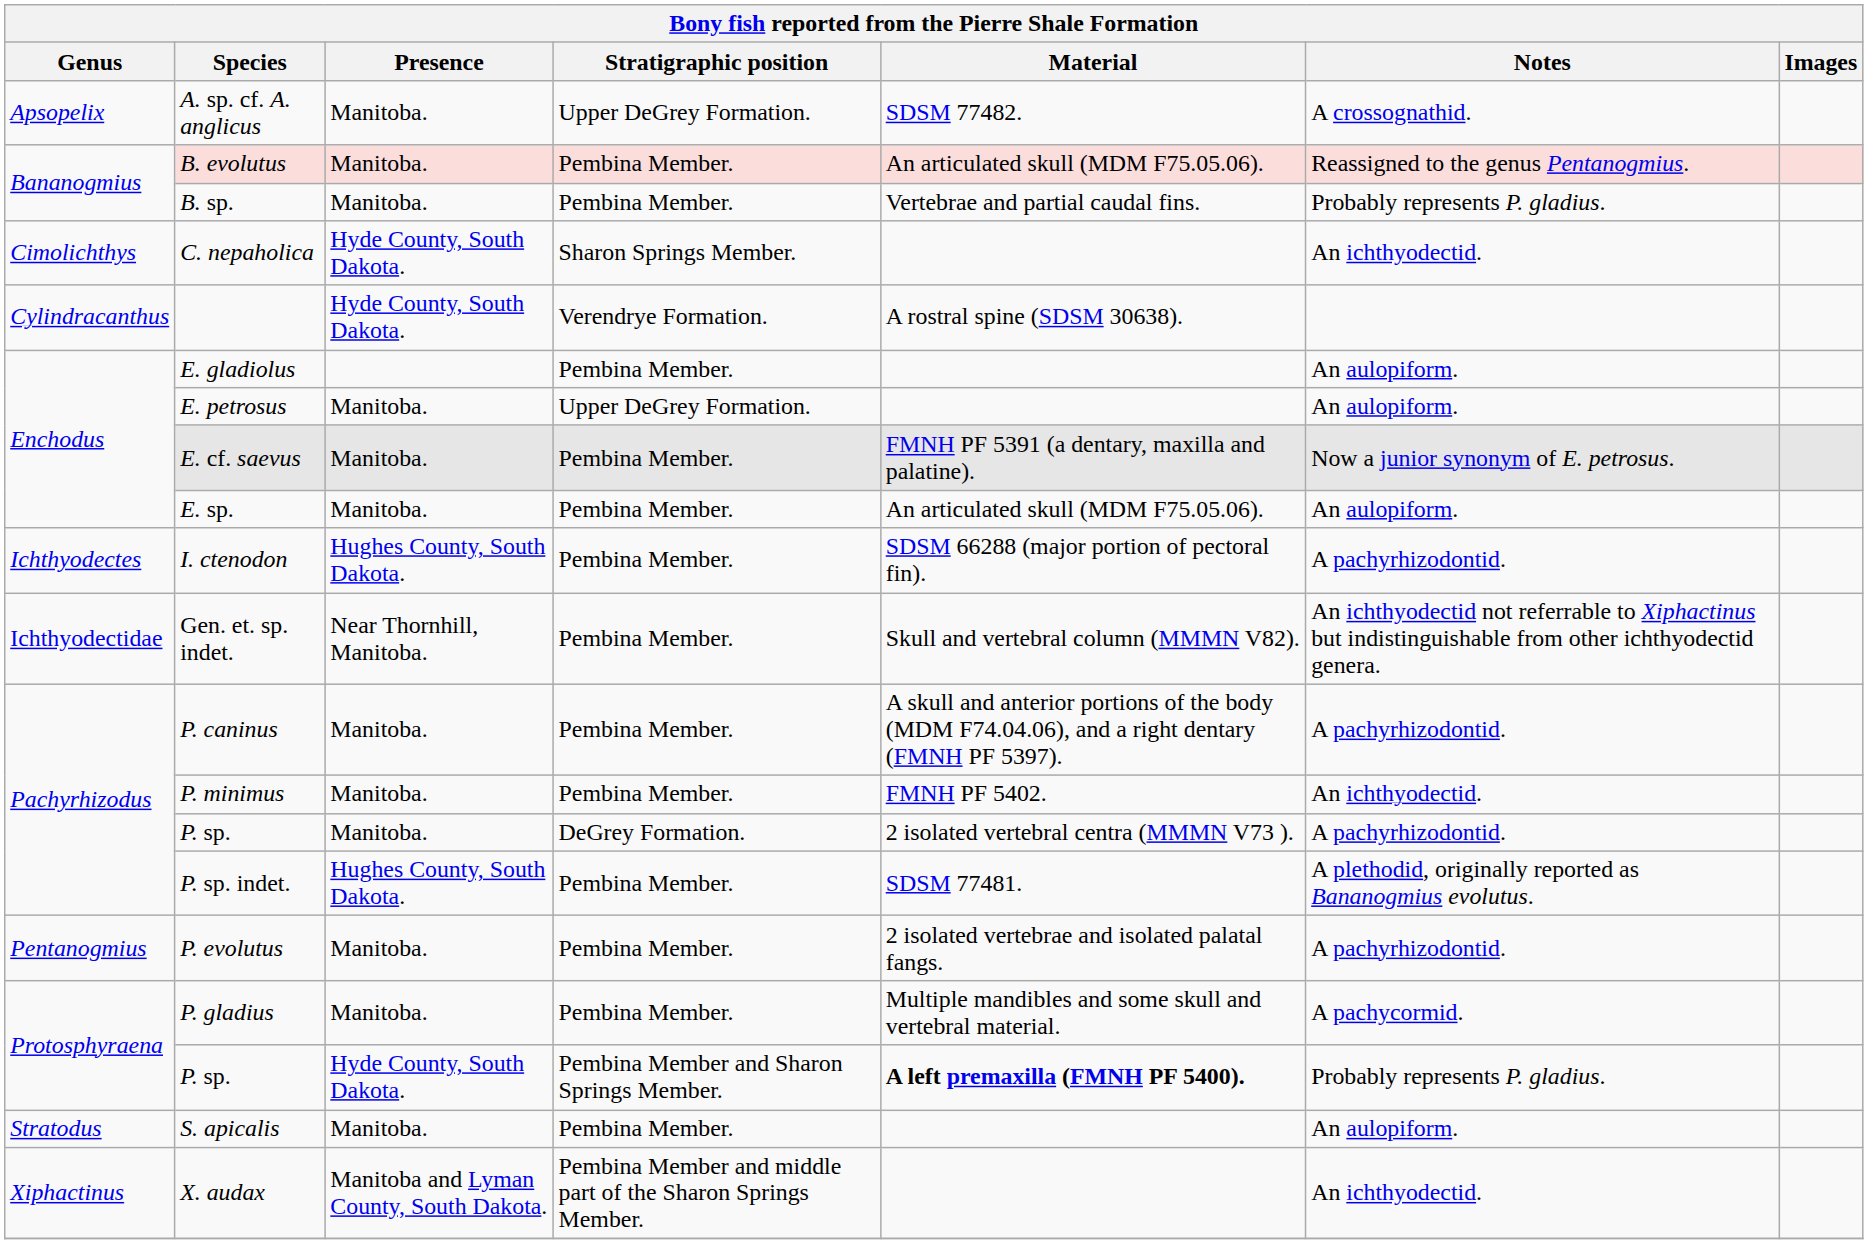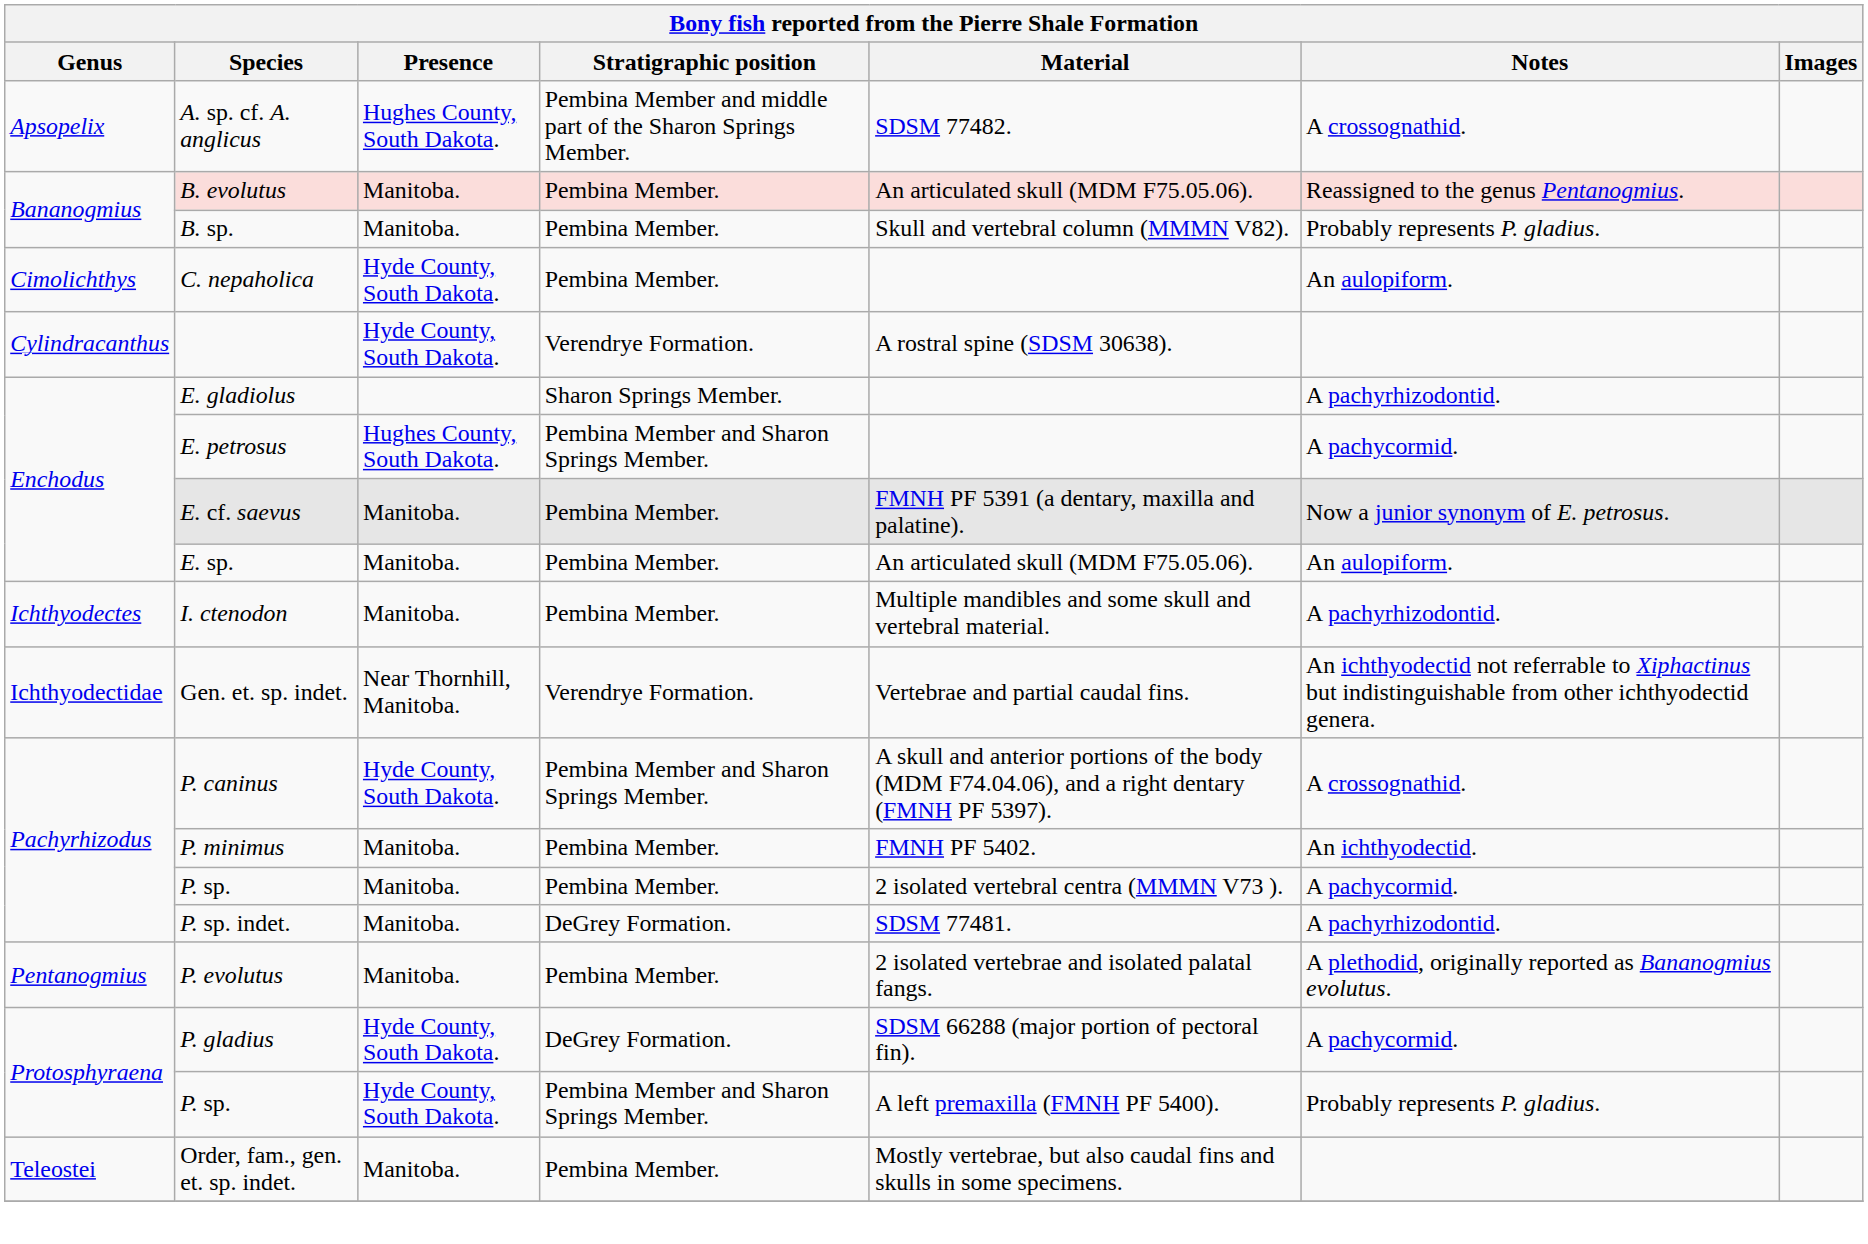(379, 112) Manitoba. -> (440, 125) Hughes County, South Dakota.
(685, 112) Upper DeGrey Formation. -> (686, 125) Pembina Member and middle part of the Sharon Springs Member.
(1043, 201) Vertebrae and partial caudal fins. -> (1082, 228) Skull and vertebral column (MMMN V82).
(677, 252) Sharon Springs Member. -> (632, 279) Pembina Member.
(1397, 252) An ichthyodectid. -> (1380, 279) An aulopiform.
(646, 368) Pembina Member. -> (664, 395) Sharon Springs Member.
(1385, 368) An aulopiform. -> (1403, 395) A pachyrhizodontid.
(379, 406) Manitoba. -> (440, 446) Hughes County, South Dakota.
(685, 406) Upper DeGrey Formation. -> (687, 446) Pembina Member and Sharon Springs Member.
(1385, 406) An aulopiform. -> (1382, 446) A pachycormid.
(438, 559) Hughes County, South Dakota. -> (412, 613) Manitoba.
(1077, 559) SDSM 66288 (major portion of pectoral fin). -> (1063, 613) Multiple mandibles and some skull and vertebral material.
(646, 638) Pembina Member. -> (649, 691) Verendrye Formation.
(1093, 638) Skull and vertebral column (MMMN V82). -> (1032, 691) Vertebrae and partial caudal fins.
(379, 729) Manitoba. -> (431, 783) Hyde County, South Dakota.
(646, 729) Pembina Member. -> (687, 783) Pembina Member and Sharon Springs Member.
(1409, 729) A pachyrhizodontid. -> (1386, 783) A crossognathid.
(652, 831) DeGrey Formation. -> (632, 885) Pembina Member.
(1409, 831) A pachyrhizodontid. -> (1382, 885) A pachycormid.
(438, 883) Hughes County, South Dakota. -> (412, 923) Manitoba.
(646, 883) Pembina Member. -> (638, 923) DeGrey Formation.
(1475, 883) A plethodid, originally reported as Bananogmius evolutus. -> (1403, 923) A pachyrhizodontid.
(1409, 947) A pachyrhizodontid. -> (1538, 974) A plethodid, originally reported as Bananogmius evolutus.
(379, 1012) Manitoba. -> (431, 1039) Hyde County, South Dakota.
(646, 1012) Pembina Member. -> (638, 1039) DeGrey Formation.
(1073, 1012) Multiple mandibles and some skull and vertebral material. -> (1067, 1039) SDSM 66288 (major portion of pectoral fin).
(1065, 1077) bold -> (1047, 1103) normal
- row: (56, 1128)
+ row: (53, 1168)
- row: (67, 1192)
